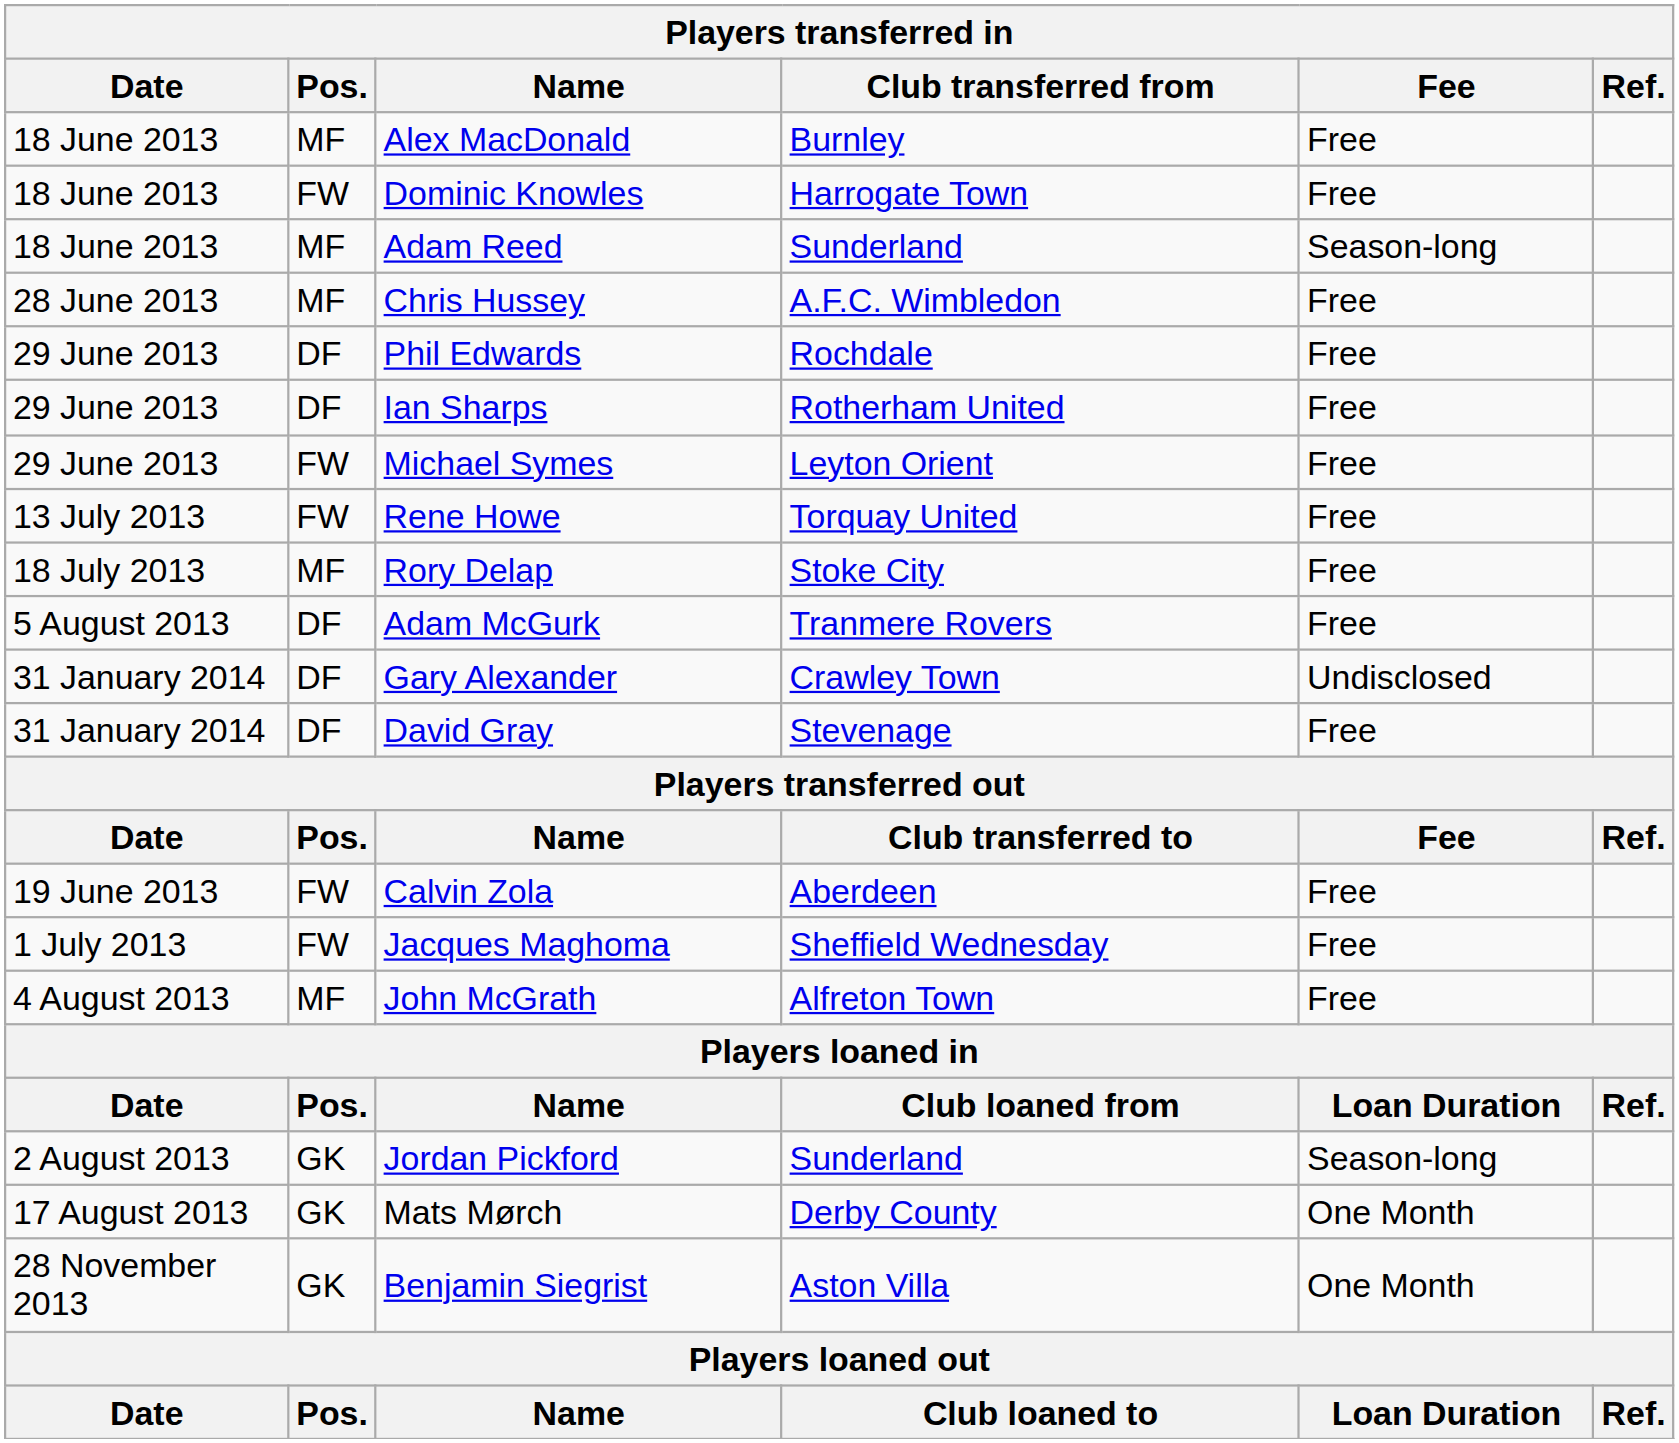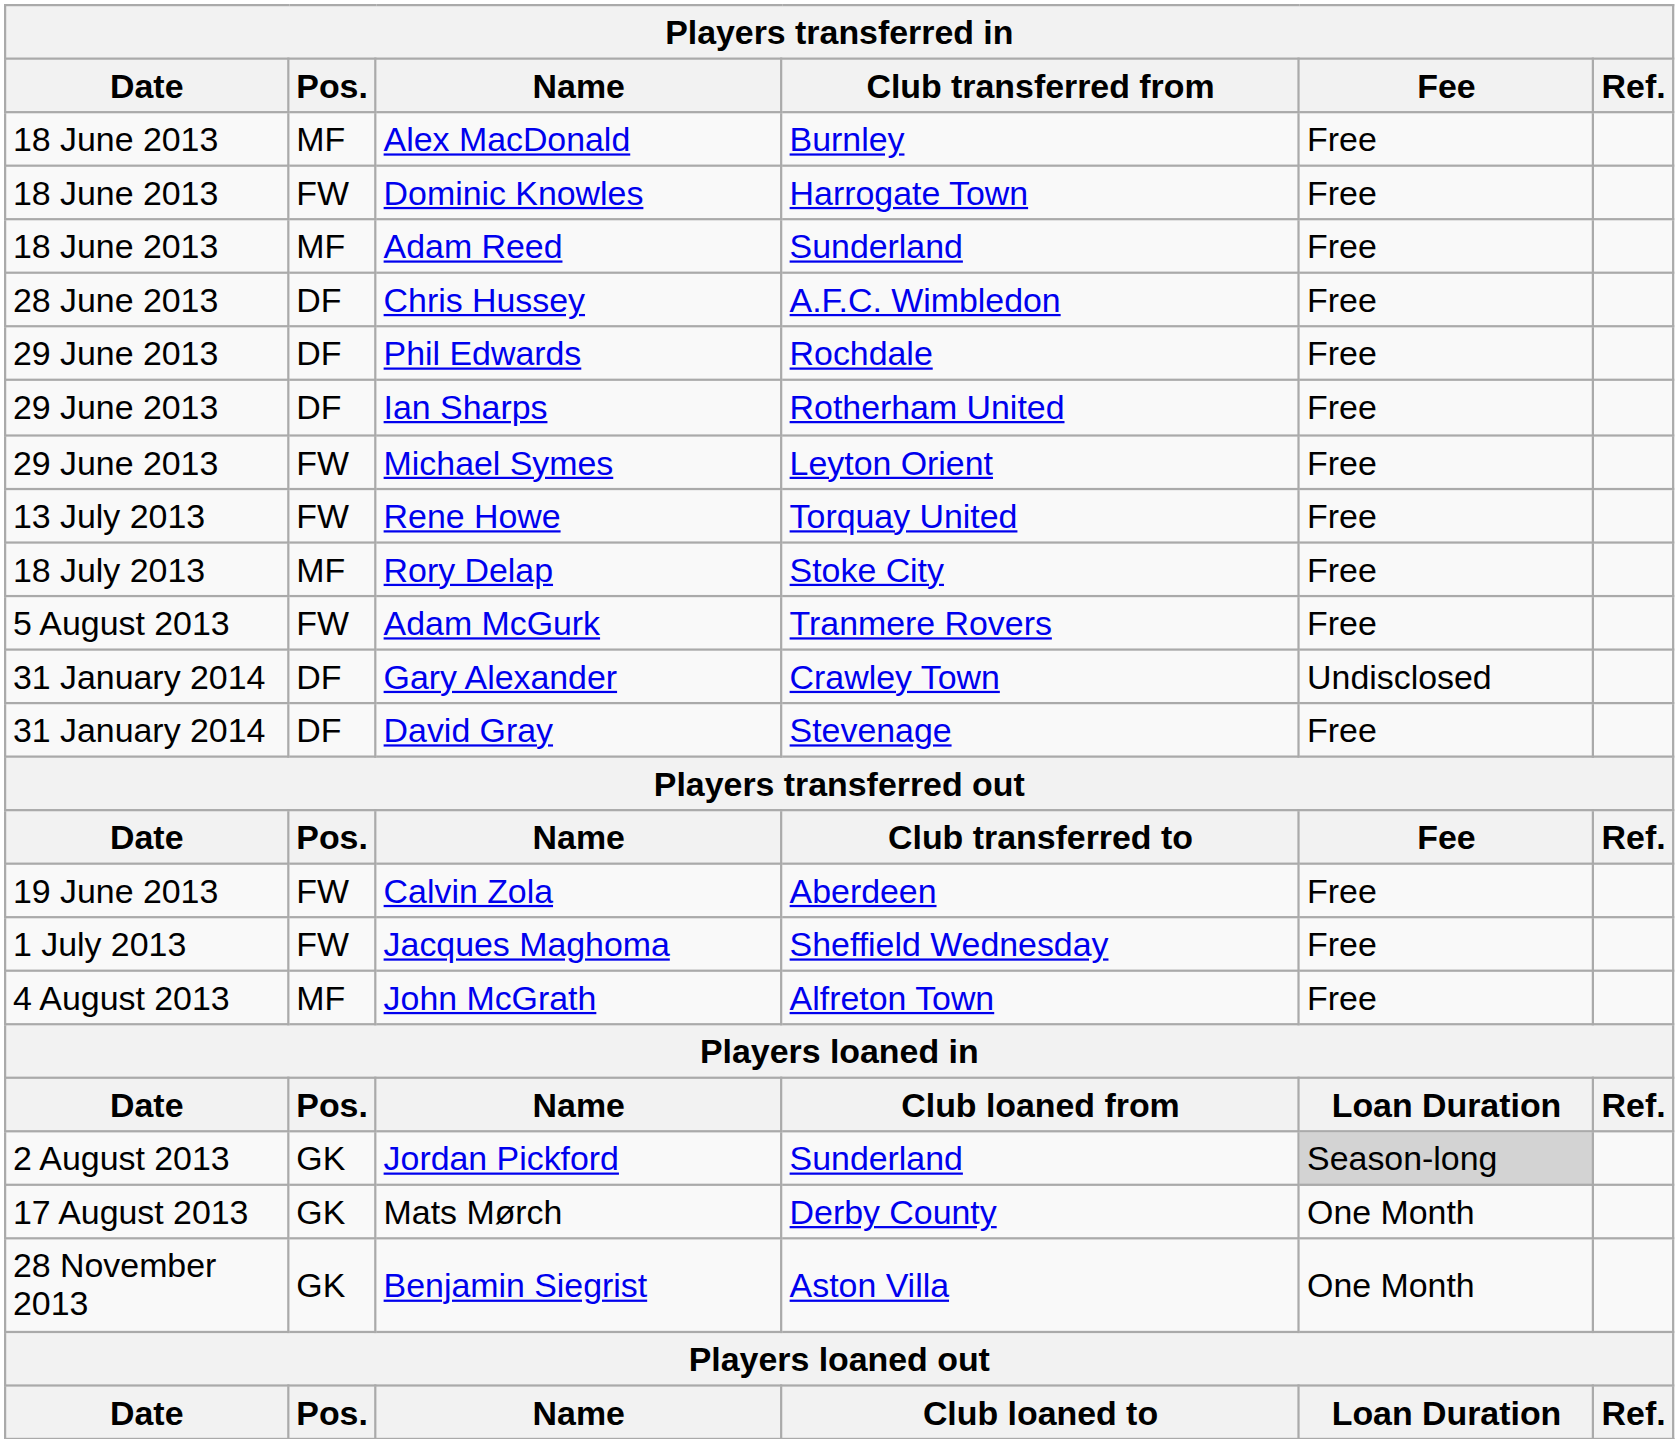(1402, 247) Season-long -> (1342, 247) Free
(321, 300) MF -> (319, 300) DF
(319, 622) DF -> (323, 622) FW
(1402, 1159) no background -> (1402, 1159) lightgrey background
